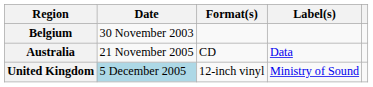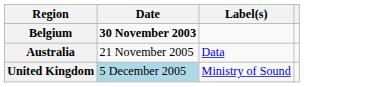- column: (232, 14)
(147, 33) normal -> (148, 33) bold
